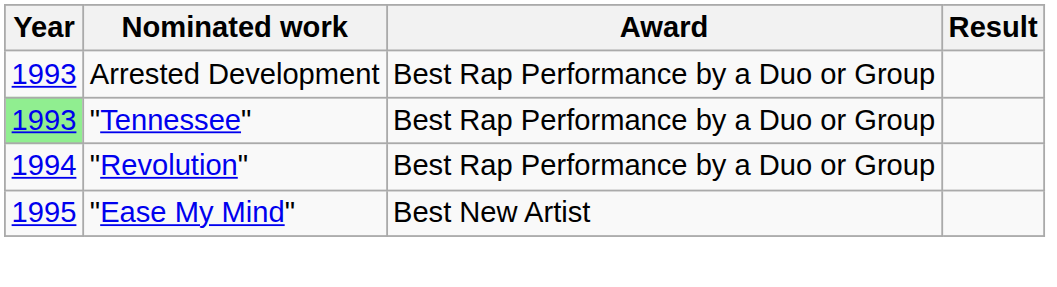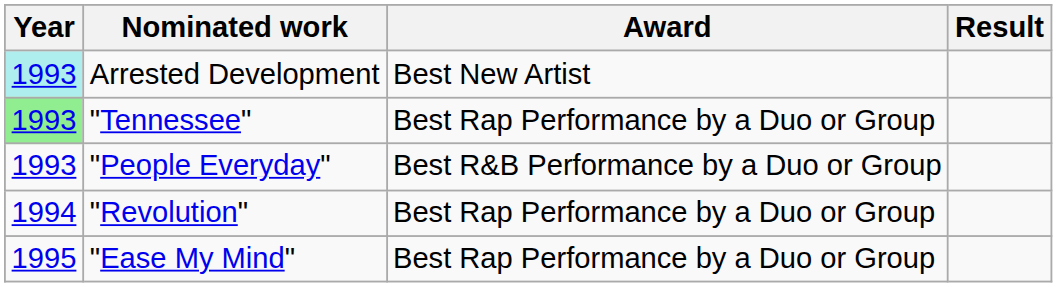(44, 73) no background -> (44, 73) paleturquoise background
(664, 73) Best Rap Performance by a Duo or Group -> (492, 73) Best New Artist
+ row: (210, 166)
(492, 212) Best New Artist -> (664, 258) Best Rap Performance by a Duo or Group
